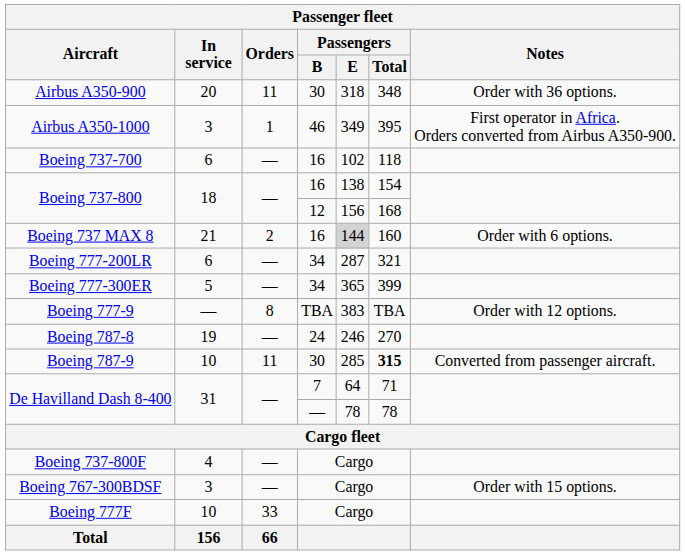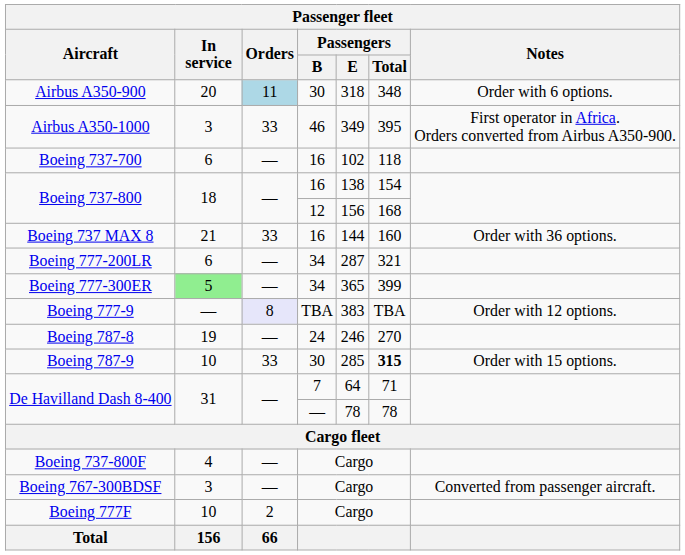(270, 92) no background -> (270, 92) lightblue background
(545, 92) Order with 36 options. -> (545, 92) Order with 6 options.
(270, 126) 1 -> (270, 126) 33
(270, 235) 2 -> (270, 235) 33
(353, 235) lightgrey background -> (353, 235) no background
(545, 235) Order with 6 options. -> (545, 235) Order with 36 options.
(209, 286) no background -> (209, 286) lightgreen background
(270, 311) no background -> (270, 311) lavender background
(270, 361) 11 -> (270, 361) 33
(545, 361) Converted from passenger aircraft. -> (545, 361) Order with 15 options.
(545, 487) Order with 15 options. -> (545, 487) Converted from passenger aircraft.
(270, 512) 33 -> (270, 512) 2
